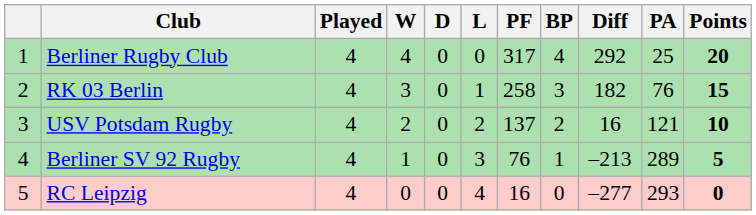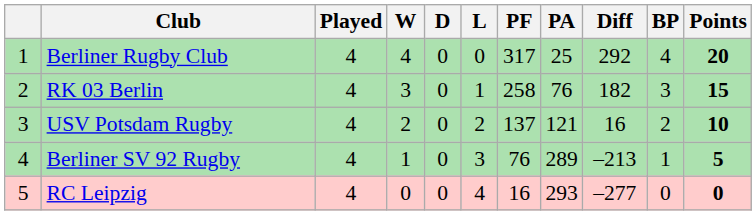columns swapped: (663, 21) <-> (559, 21)
